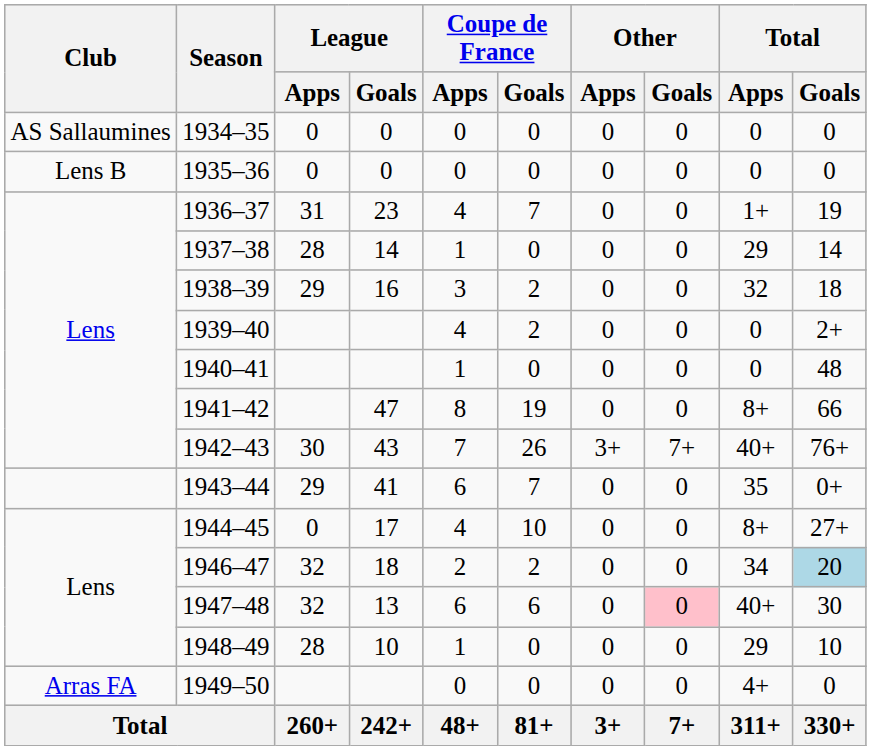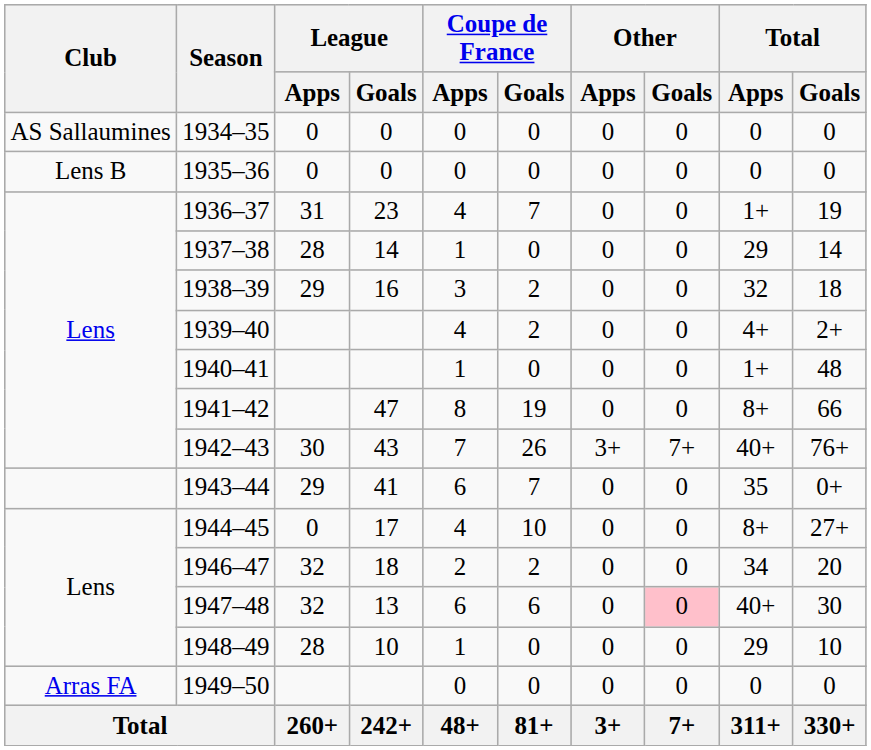(756, 329) 0 -> (756, 329) 4+
(756, 369) 0 -> (756, 369) 1+
(830, 566) lightblue background -> (830, 566) no background
(756, 685) 4+ -> (756, 685) 0
